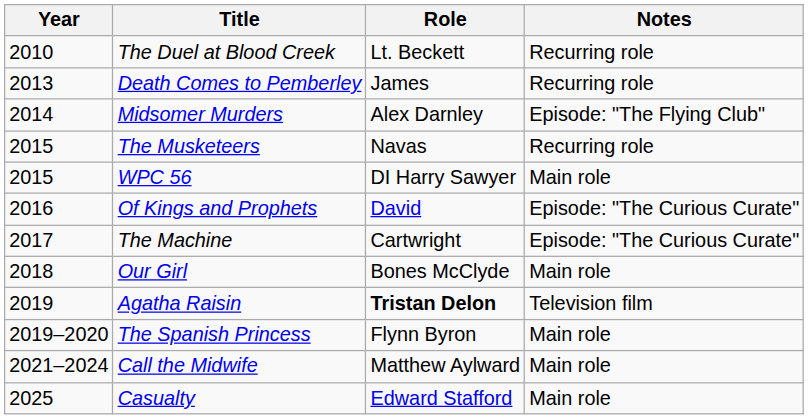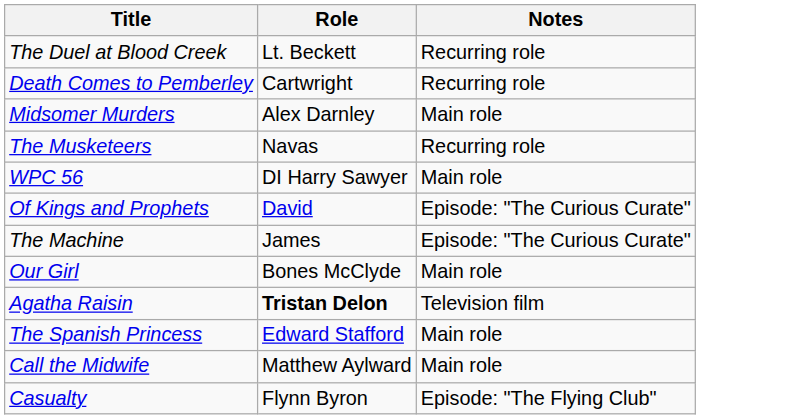- column: (59, 20)
(400, 83) James -> (307, 83) Cartwright
(647, 114) Episode: "The Flying Club" -> (462, 114) Main role
(416, 240) Cartwright -> (291, 240) James
(423, 334) Flynn Byron -> (333, 334) Edward Stafford
(441, 397) Edward Stafford -> (315, 397) Flynn Byron
(570, 397) Main role -> (539, 397) Episode: "The Flying Club"
